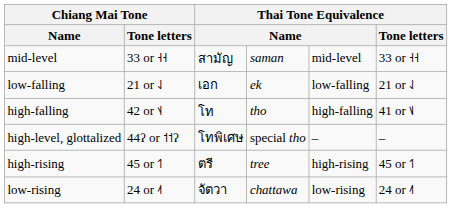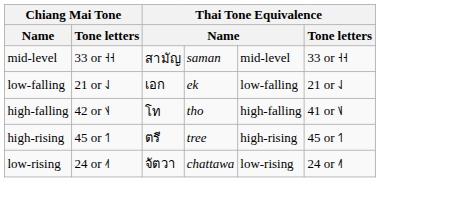- row: (64, 137)
